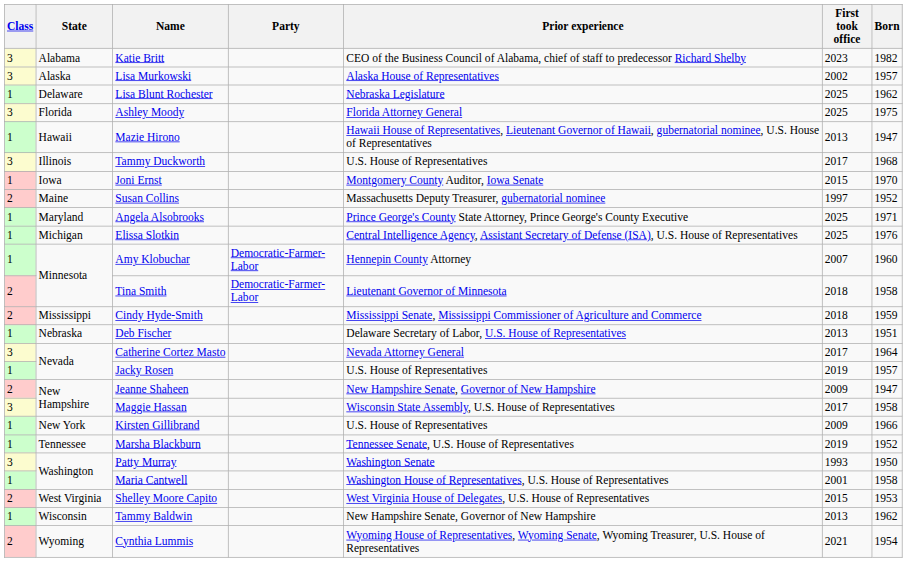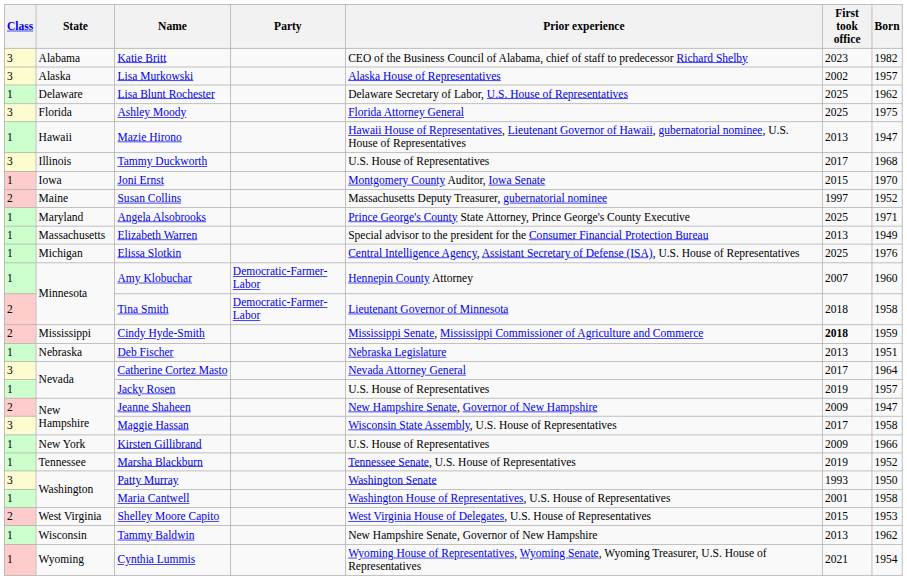(395, 94) Nebraska Legislature -> (488, 94) Delaware Secretary of Labor, U.S. House of Representatives
+ row: (157, 235)
(836, 315) normal -> (836, 334) bold
(486, 334) Delaware Secretary of Labor, U.S. House of Representatives -> (397, 352) Nebraska Legislature
(10, 541) 2 -> (10, 559) 1
